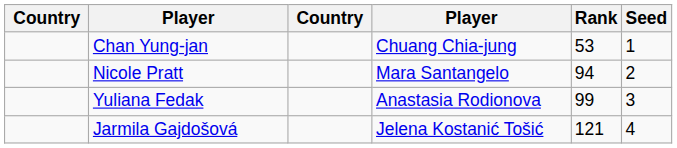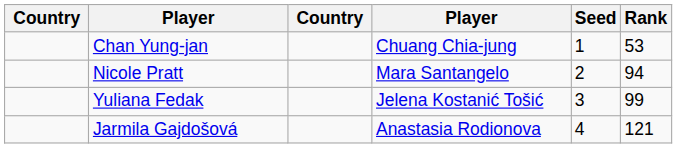columns swapped: (596, 18) <-> (646, 18)
(458, 101) Anastasia Rodionova -> (460, 101) Jelena Kostanić Tošić
(460, 128) Jelena Kostanić Tošić -> (458, 128) Anastasia Rodionova
